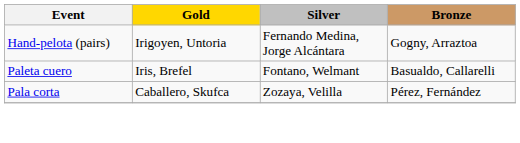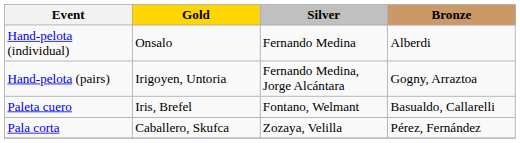+ row: (40, 43)
